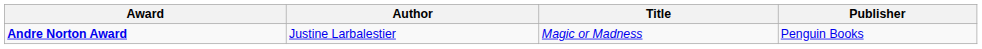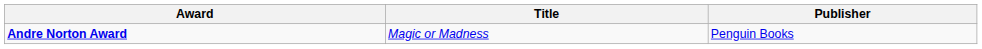- column: (413, 14)
